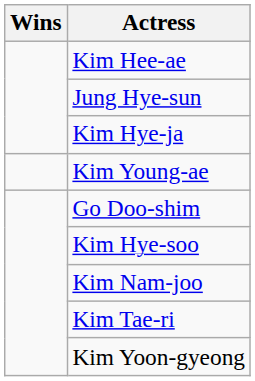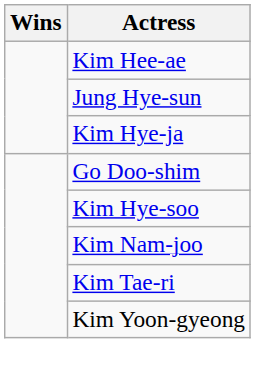- row: (141, 171)
